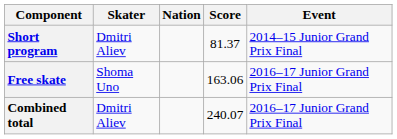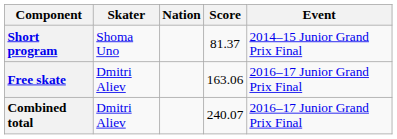(114, 43) Dmitri Aliev -> (115, 43) Shoma Uno
(115, 79) Shoma Uno -> (114, 79) Dmitri Aliev
